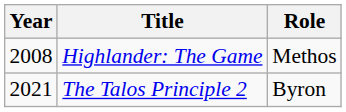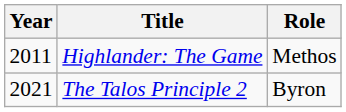(31, 55) 2008 -> (31, 55) 2011
